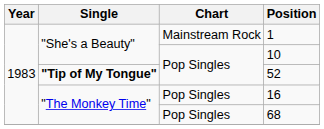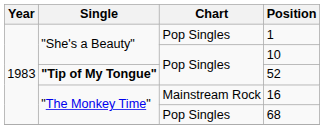(212, 34) Mainstream Rock -> (196, 34) Pop Singles
(196, 94) Pop Singles -> (212, 94) Mainstream Rock
